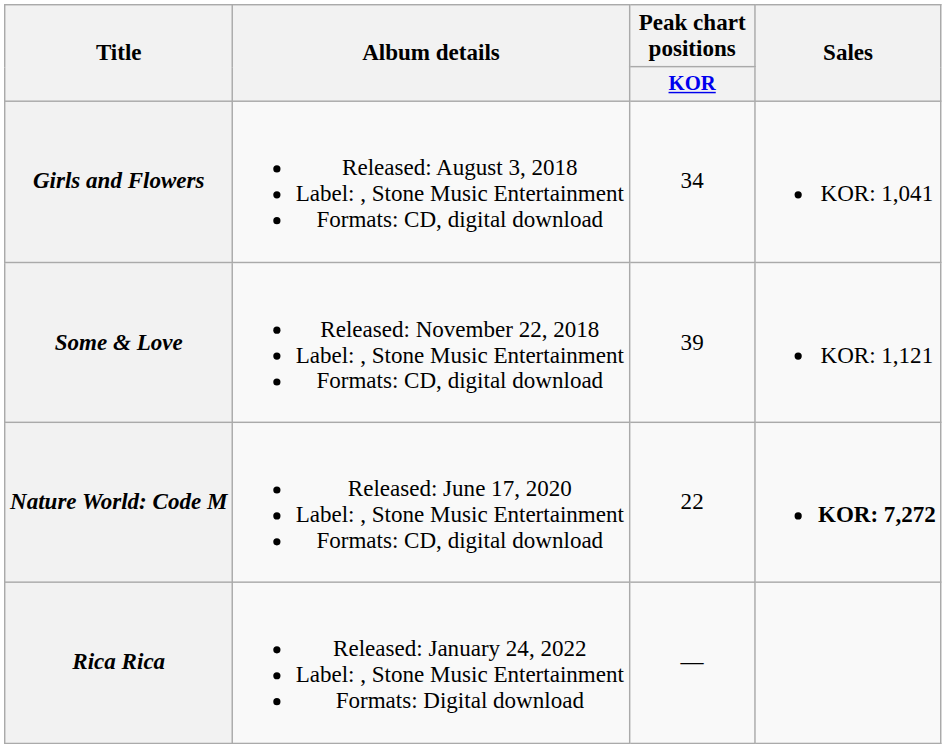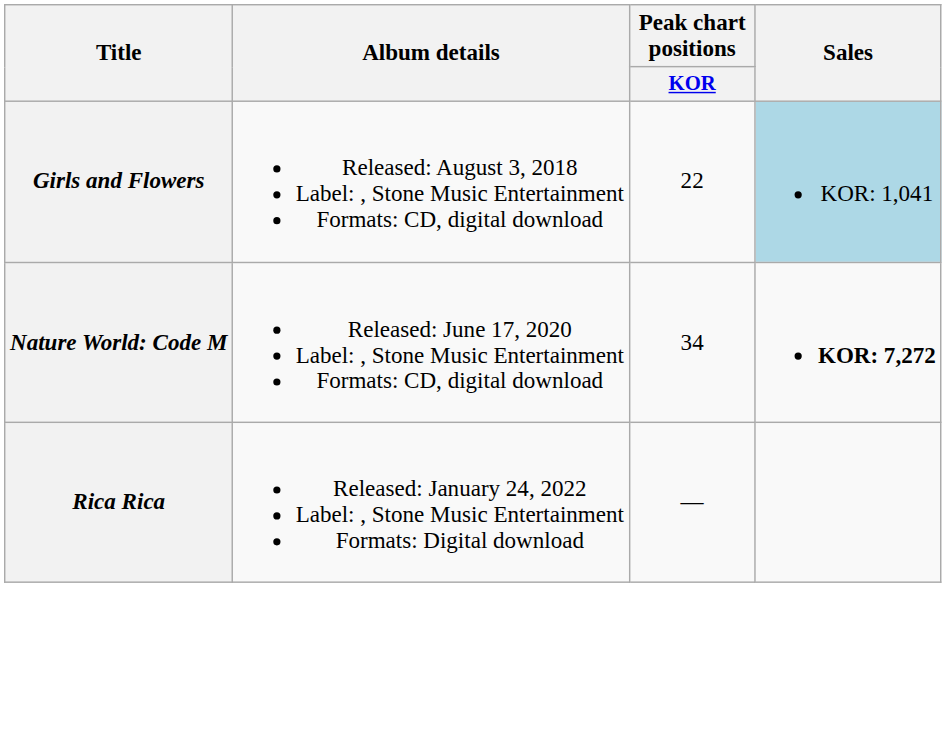(692, 181) 34 -> (692, 181) 22
(848, 195) no background -> (848, 195) lightblue background
- row: (119, 341)
(692, 502) 22 -> (692, 341) 34
